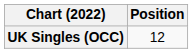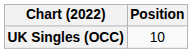(157, 37) 12 -> (157, 37) 10
